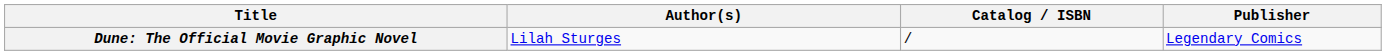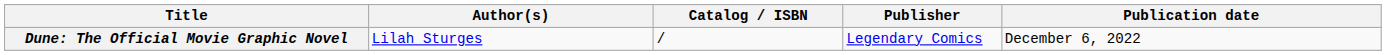+ column: (1191, 16)
